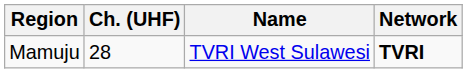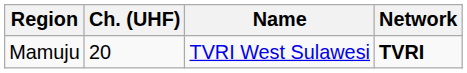(100, 51) 28 -> (100, 51) 20
